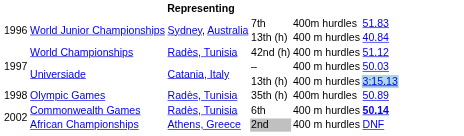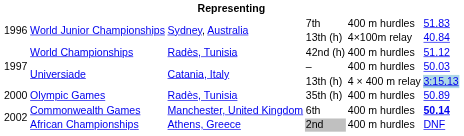(325, 23) 400m hurdles -> (381, 23) 400 m hurdles
(326, 38) 400 m hurdles -> (380, 38) 4×100m relay
(326, 81) 400 m hurdles -> (384, 81) 4 × 400 m relay
(16, 96) 1998 -> (16, 96) 2000
(325, 96) 400m hurdles -> (381, 96) 400 m hurdles
(202, 110) Radès, Tunisia -> (235, 110) Manchester, United Kingdom
